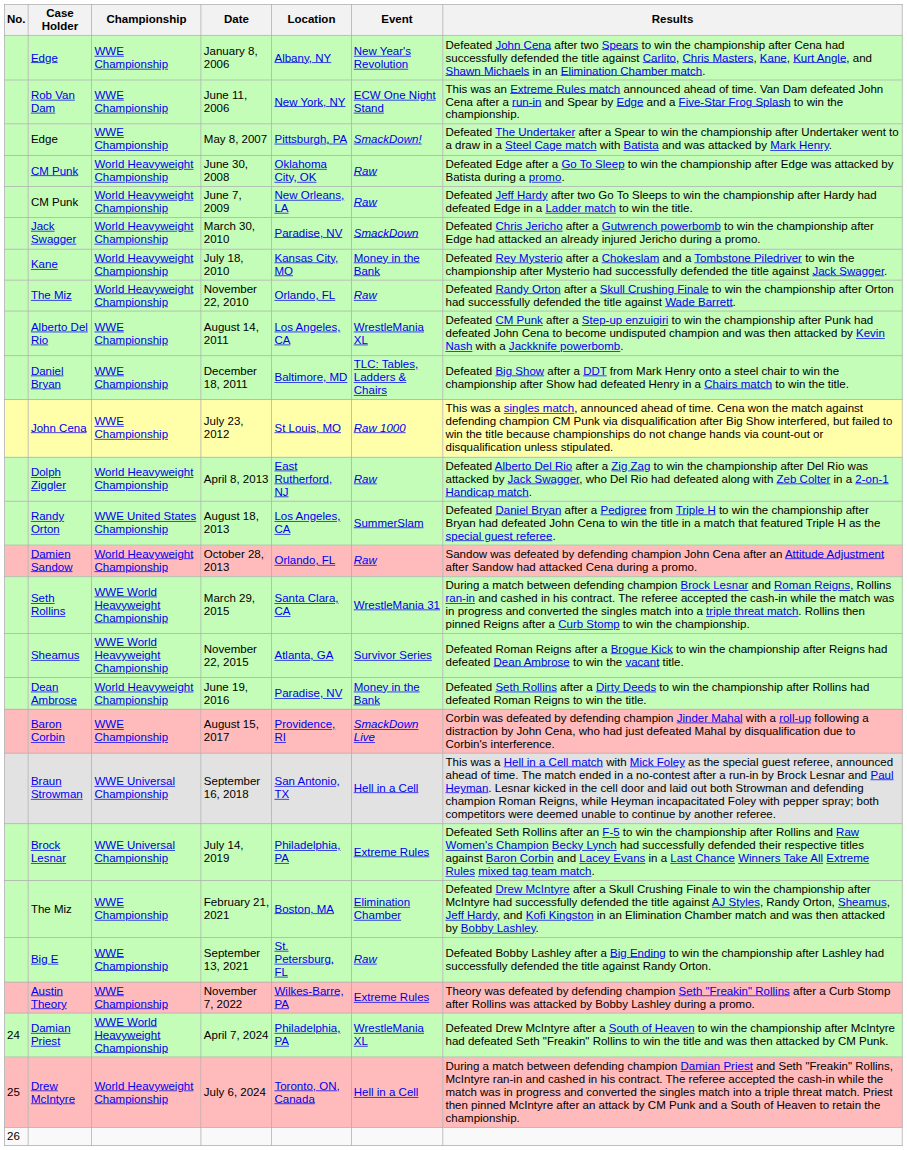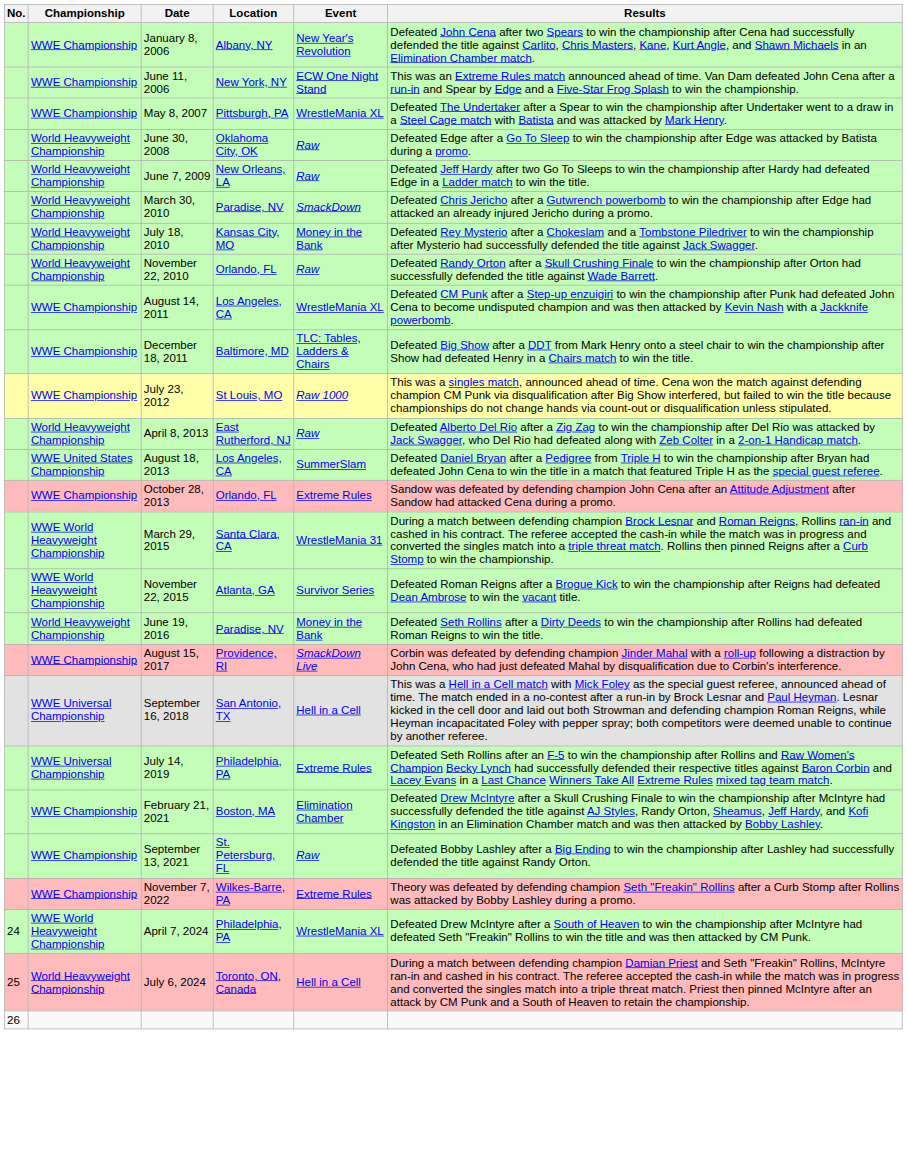- column: (60, 20)
(388, 139) SmackDown! -> (340, 113) WrestleMania XL
(144, 561) World Heavyweight Championship -> (84, 496) WWE Championship
(365, 561) Raw -> (334, 496) Extreme Rules
